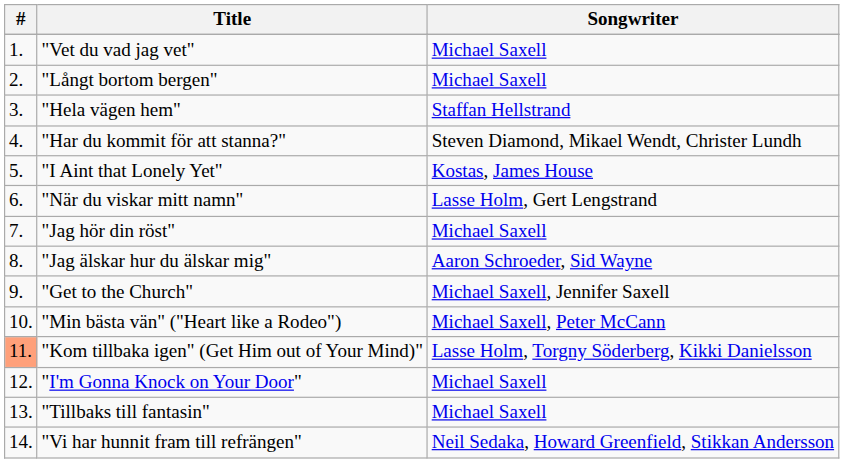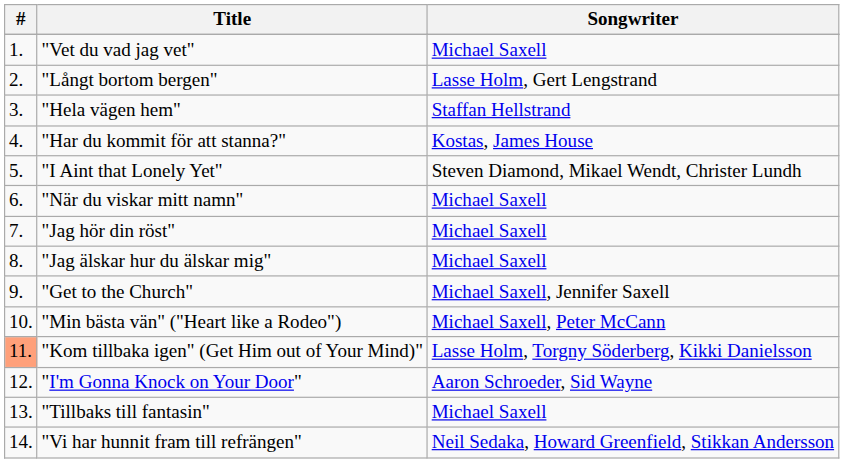(489, 79) Michael Saxell -> (544, 79) Lasse Holm, Gert Lengstrand
(617, 140) Steven Diamond, Mikael Wendt, Christer Lundh -> (512, 140) Kostas, James House
(512, 170) Kostas, James House -> (617, 170) Steven Diamond, Mikael Wendt, Christer Lundh
(544, 200) Lasse Holm, Gert Lengstrand -> (489, 200) Michael Saxell
(542, 261) Aaron Schroeder, Sid Wayne -> (489, 261) Michael Saxell
(489, 381) Michael Saxell -> (542, 381) Aaron Schroeder, Sid Wayne
